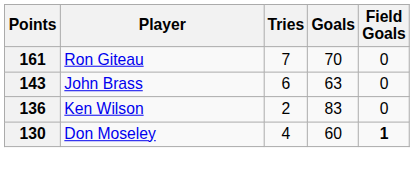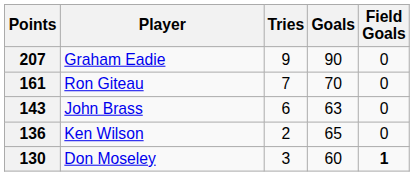+ row: (33, 59)
(333, 109) 83 -> (333, 134) 65
(286, 134) 4 -> (286, 158) 3
